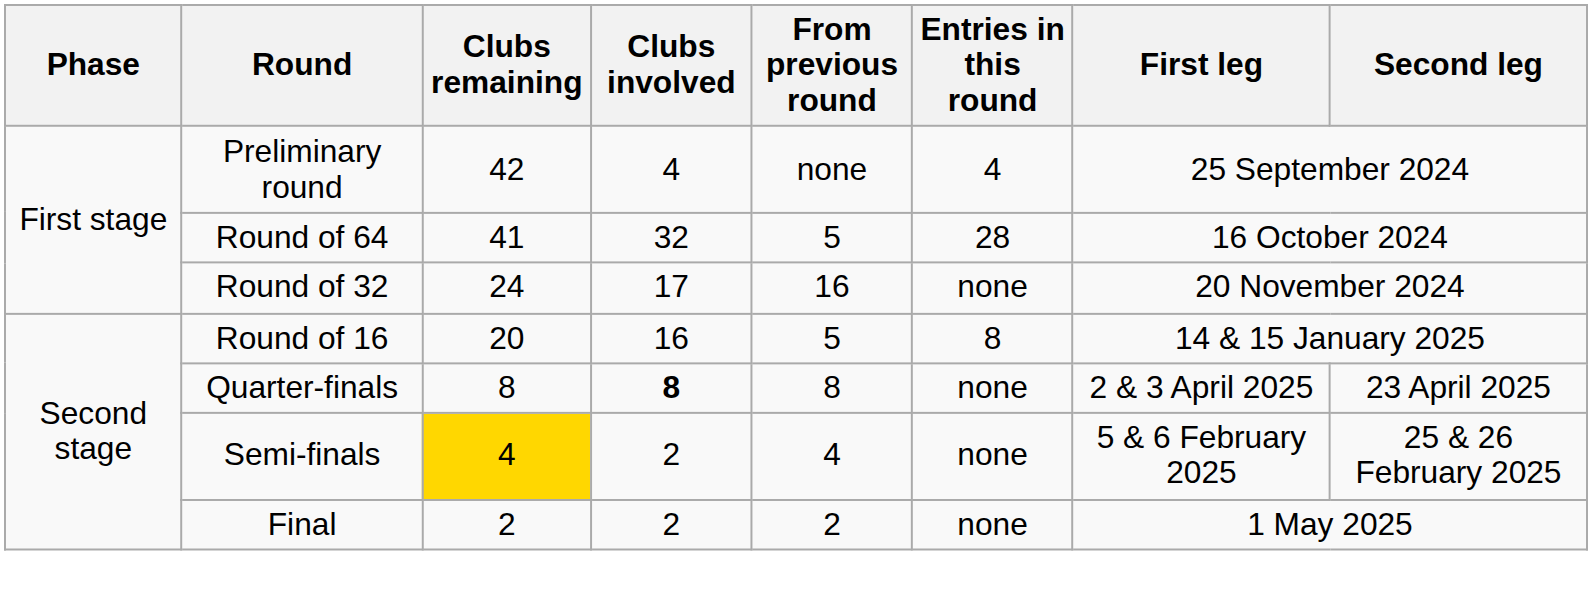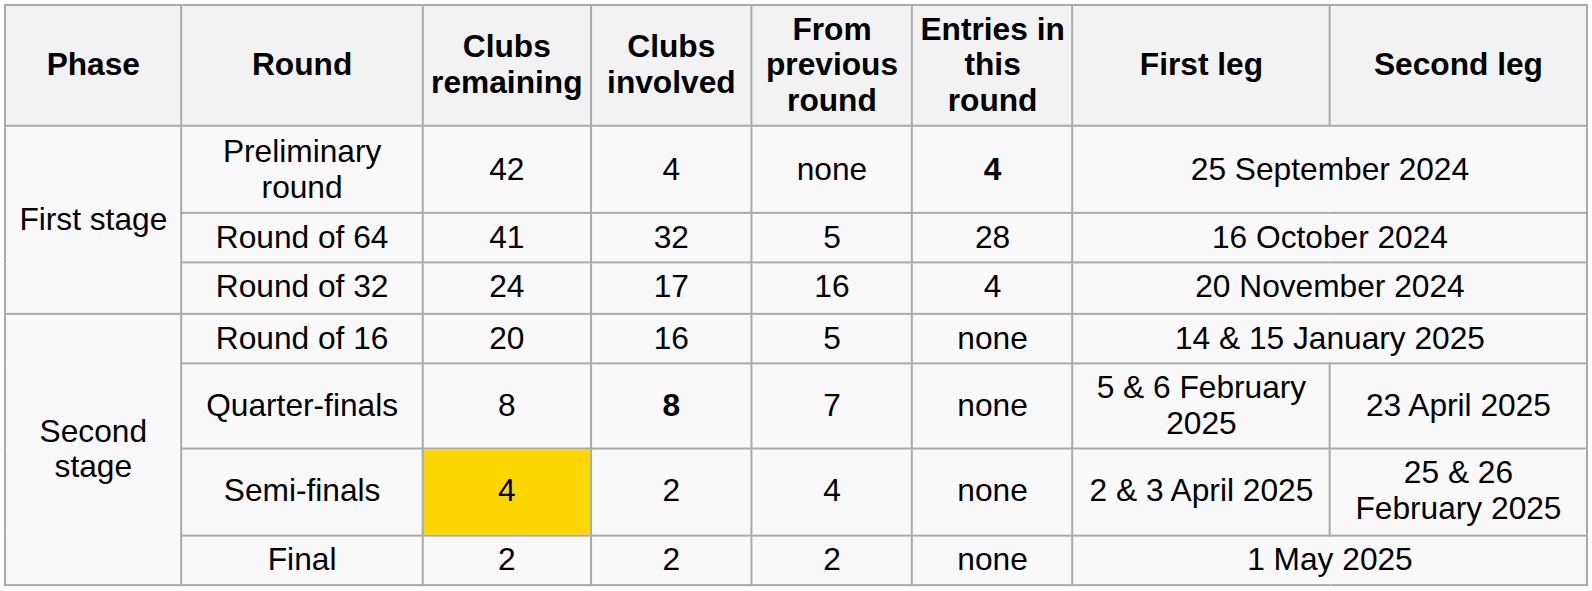(993, 168) normal -> (993, 168) bold
(993, 287) none -> (993, 287) 4
(993, 337) 8 -> (993, 337) none
(832, 387) 8 -> (832, 405) 7
(1201, 387) 2 & 3 April 2025 -> (1201, 405) 5 & 6 February 2025
(1201, 455) 5 & 6 February 2025 -> (1201, 491) 2 & 3 April 2025
